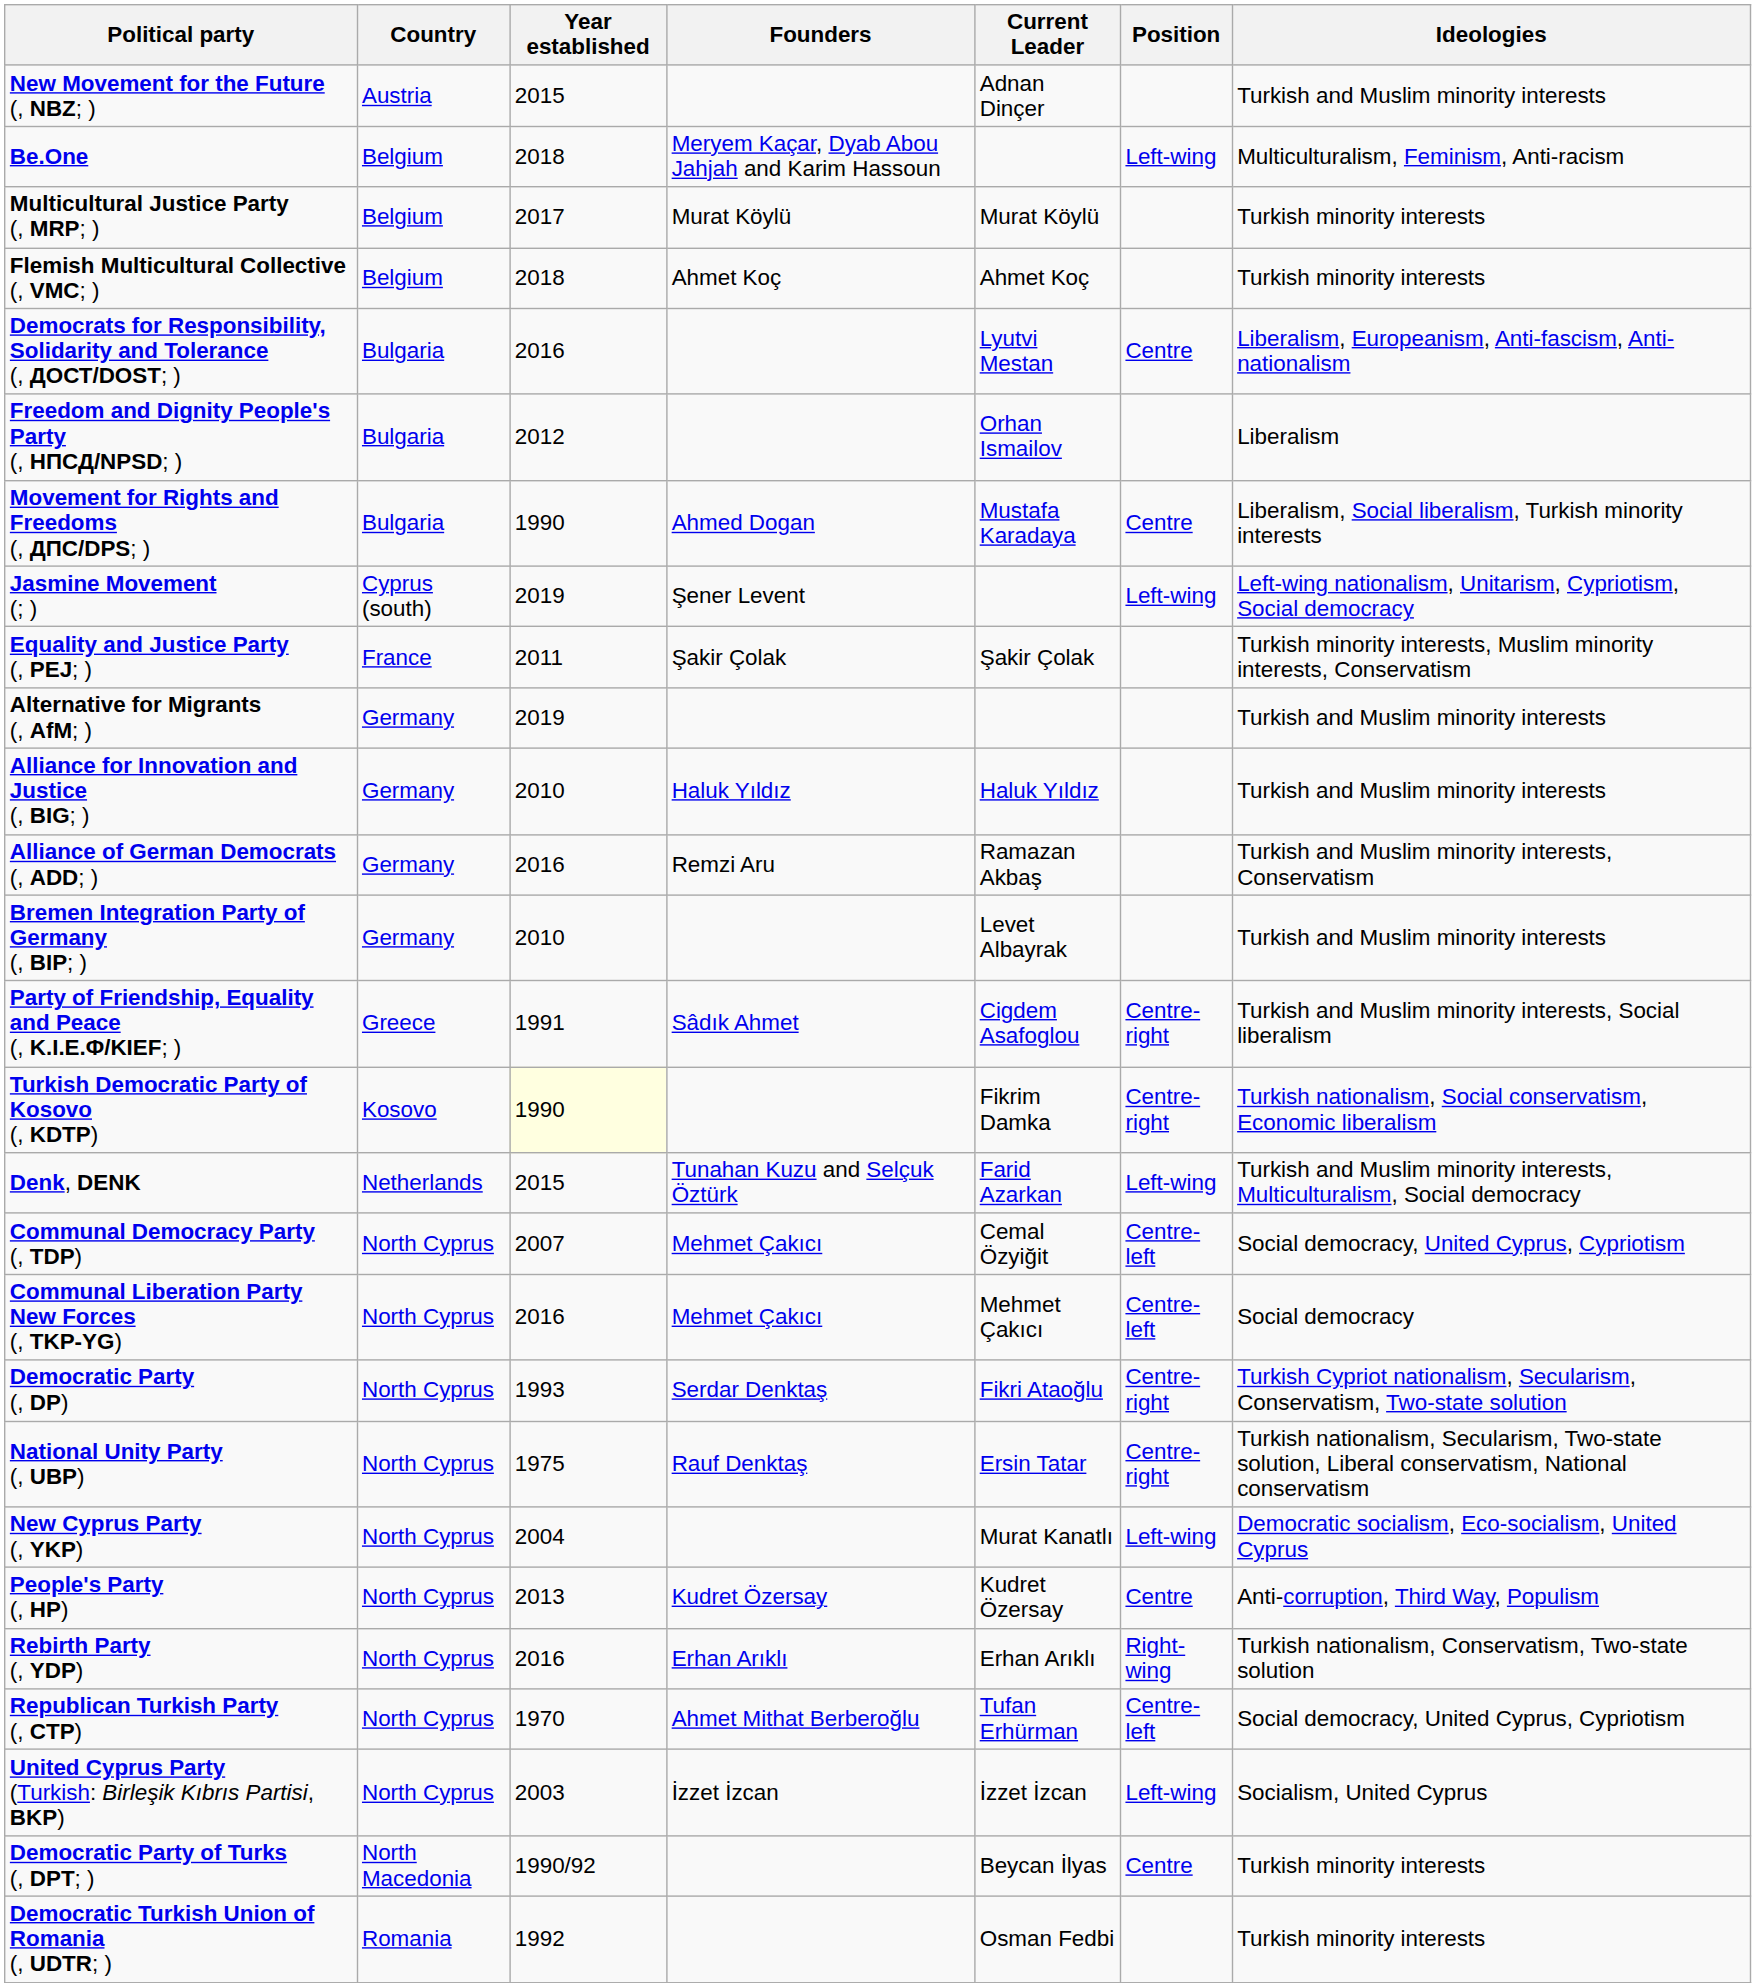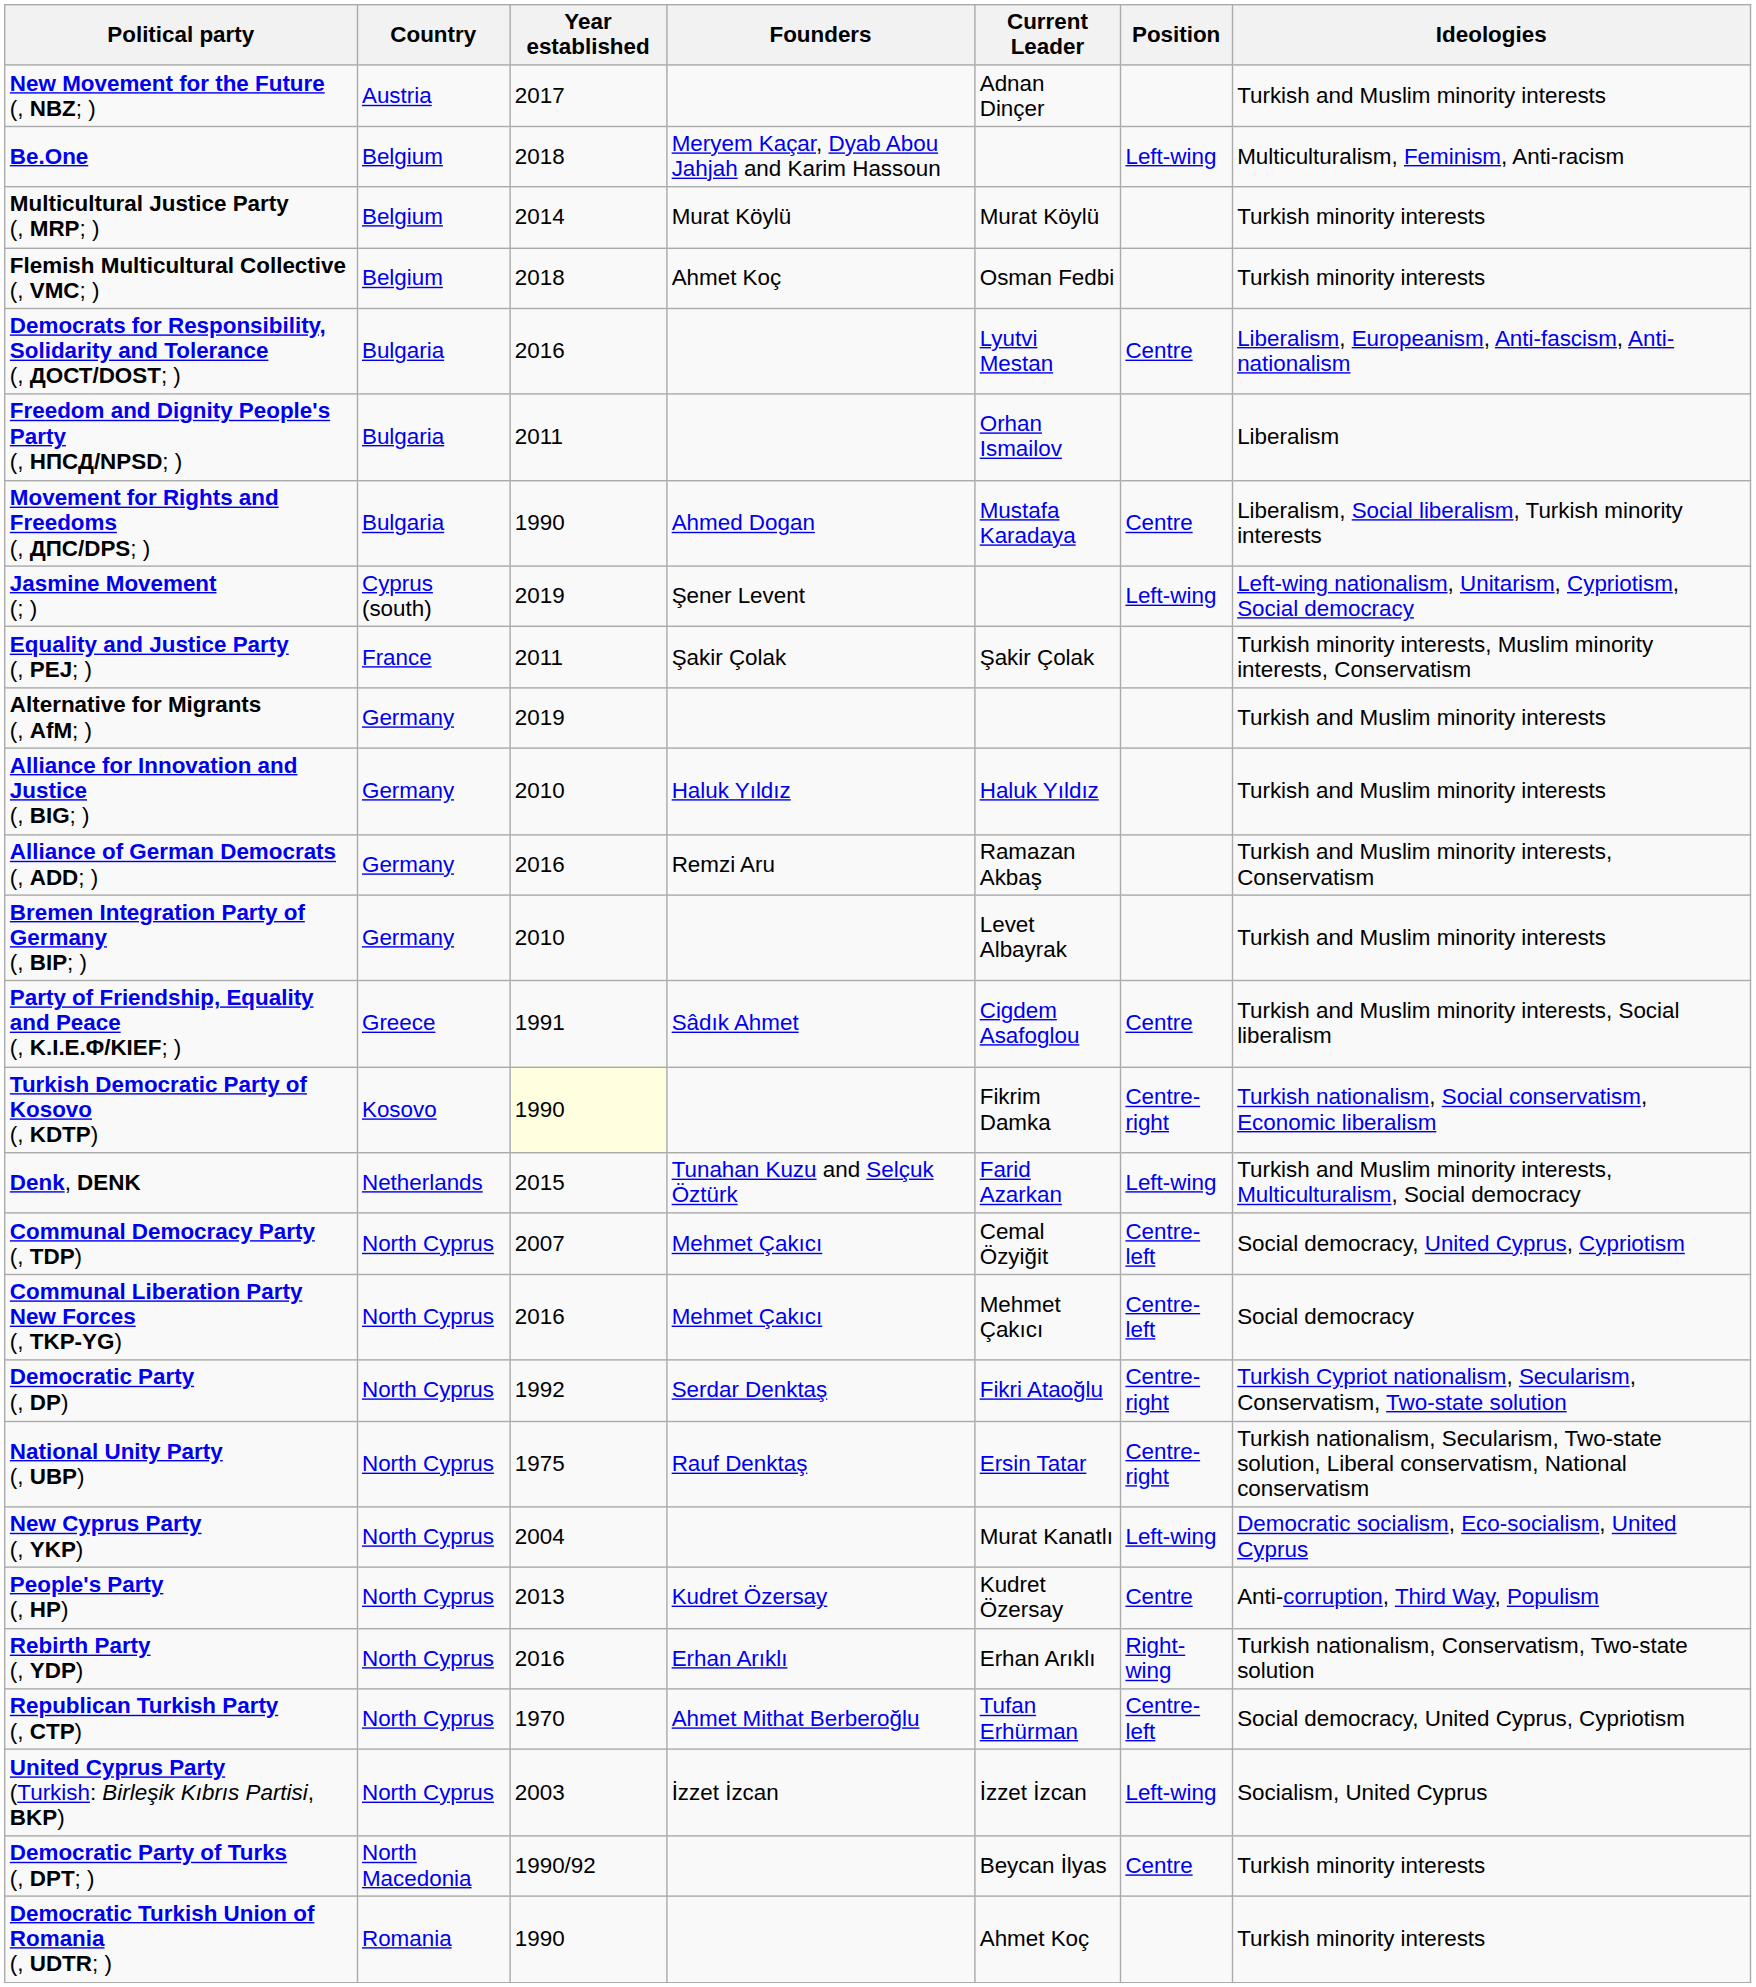(540, 95) 2015 -> (540, 95) 2017
(540, 217) 2017 -> (540, 217) 2014
(1034, 277) Ahmet Koç -> (1047, 277) Osman Fedbi
(540, 437) 2012 -> (539, 437) 2011
(1163, 1023) Centre-right -> (1159, 1023) Centre
(540, 1390) 1993 -> (540, 1390) 1992
(540, 1939) 1992 -> (540, 1939) 1990
(1047, 1939) Osman Fedbi -> (1034, 1939) Ahmet Koç
